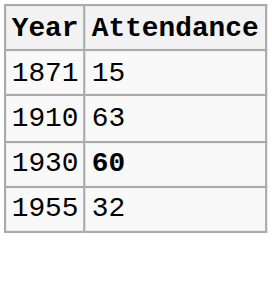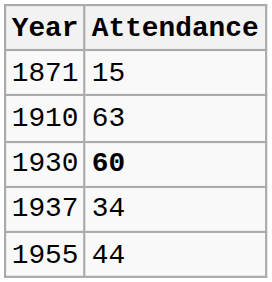+ row: (45, 209)
(108, 209) 32 -> (108, 254) 44
